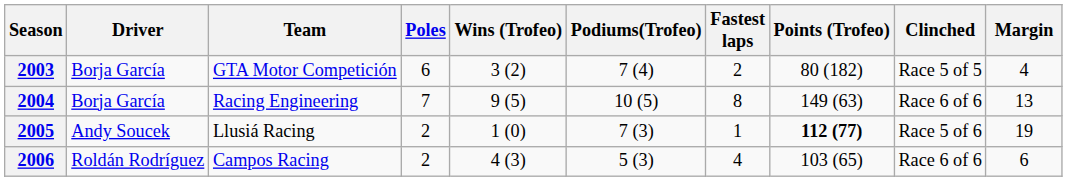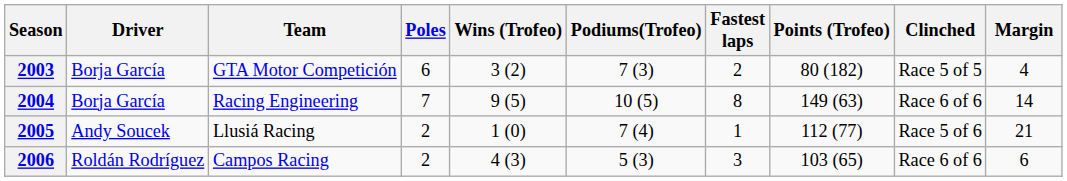(636, 70) 7 (4) -> (636, 70) 7 (3)
(1024, 100) 13 -> (1024, 100) 14
(636, 130) 7 (3) -> (636, 130) 7 (4)
(832, 130) bold -> (832, 130) normal
(1024, 130) 19 -> (1024, 130) 21
(738, 160) 4 -> (738, 160) 3
